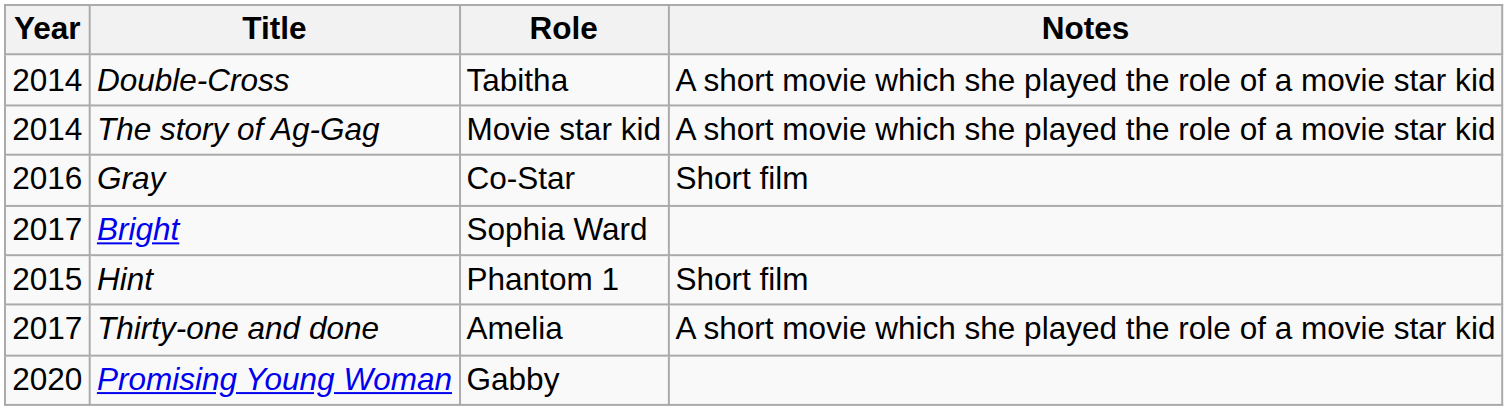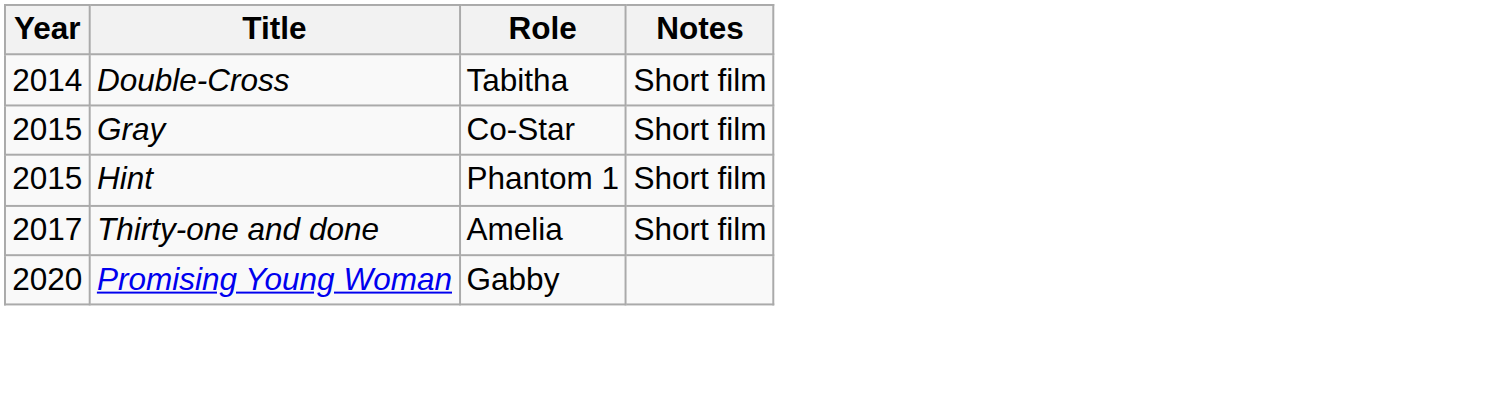(1085, 79) A short movie which she played the role of a movie star kid -> (700, 79) Short film
- row: (238, 129)
(47, 179) 2016 -> (47, 129) 2015
- row: (138, 229)
(1085, 329) A short movie which she played the role of a movie star kid -> (700, 229) Short film
